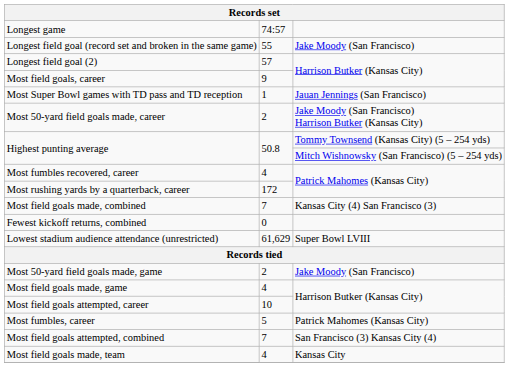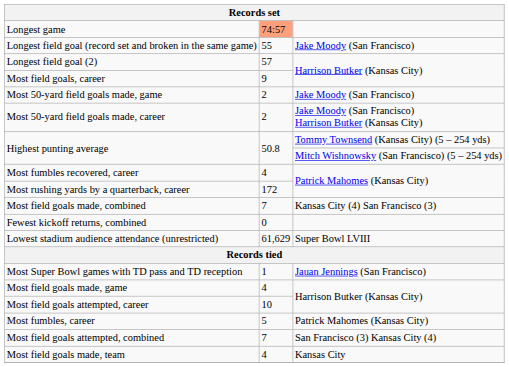(273, 29) no background -> (273, 29) lightsalmon background
rows swapped: (84, 271) <-> (125, 95)
